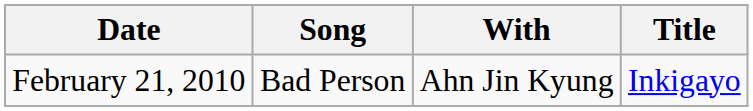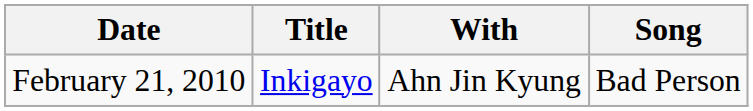columns swapped: (333, 29) <-> (684, 29)
